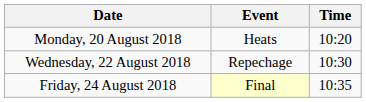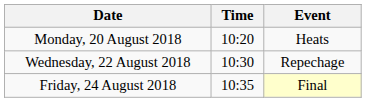columns swapped: (335, 16) <-> (260, 16)
